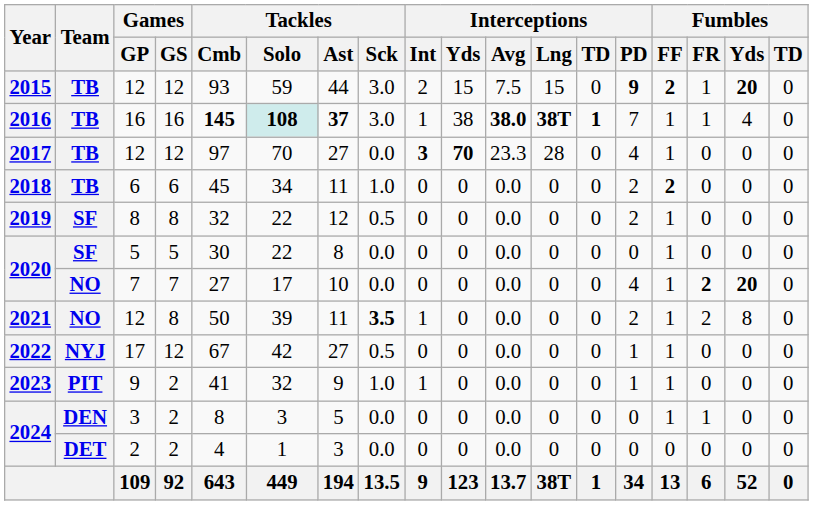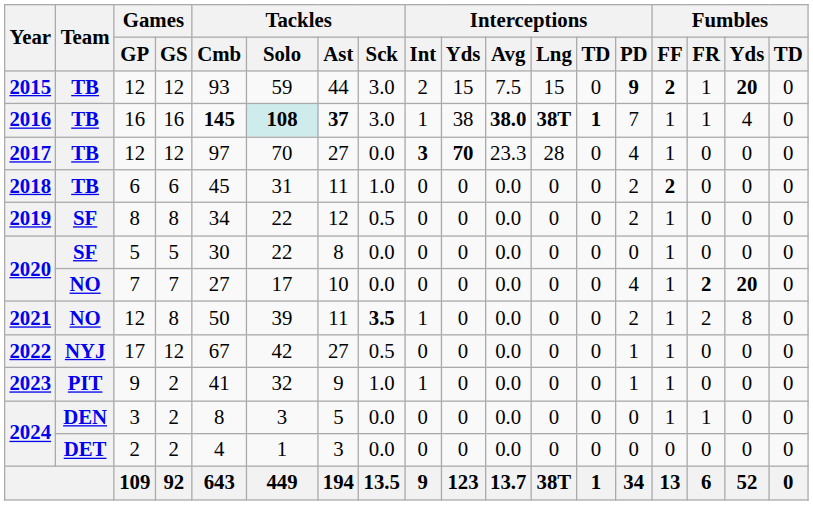(282, 185) 34 -> (282, 185) 31
(219, 218) 32 -> (219, 218) 34
